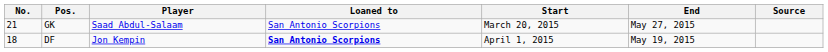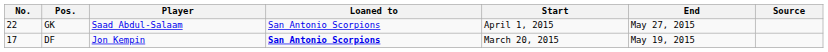(12, 26) 21 -> (12, 26) 22
(521, 26) March 20, 2015 -> (519, 26) April 1, 2015
(12, 41) 18 -> (12, 41) 17
(519, 41) April 1, 2015 -> (521, 41) March 20, 2015
